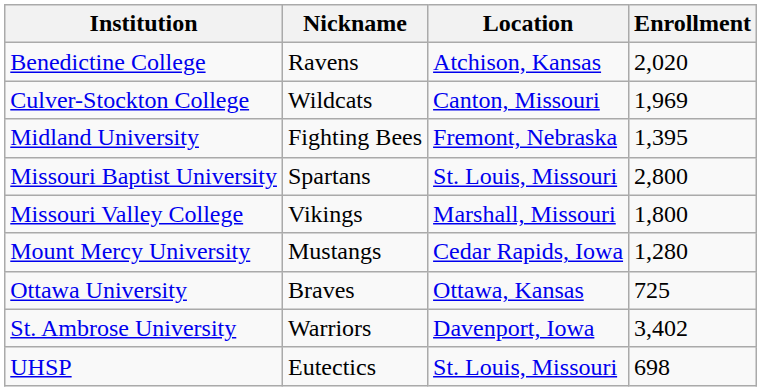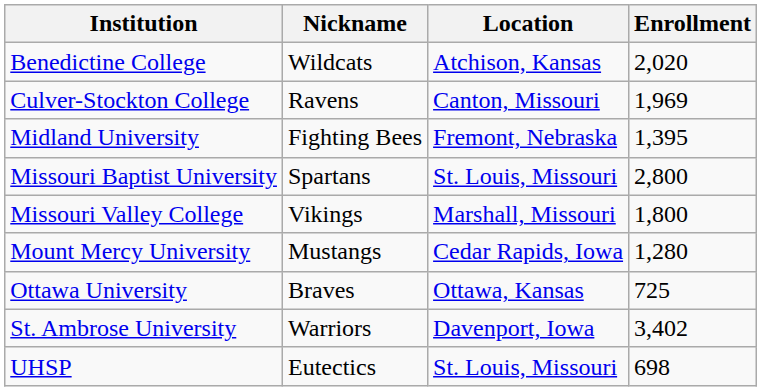(323, 61) Ravens -> (330, 61) Wildcats
(330, 99) Wildcats -> (323, 99) Ravens
